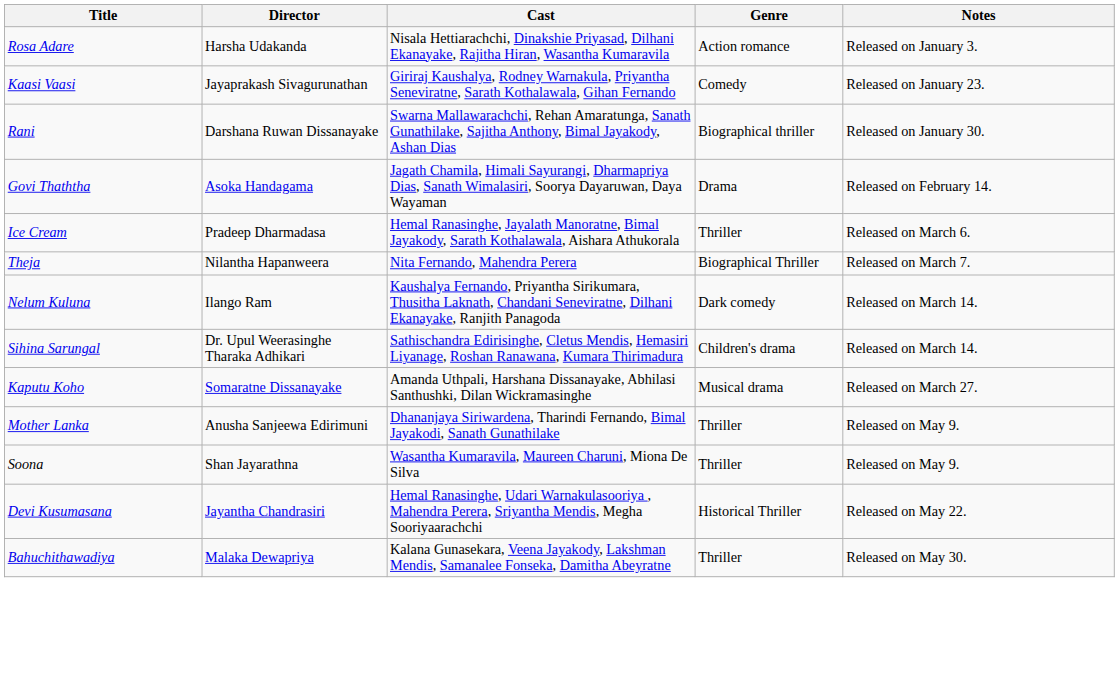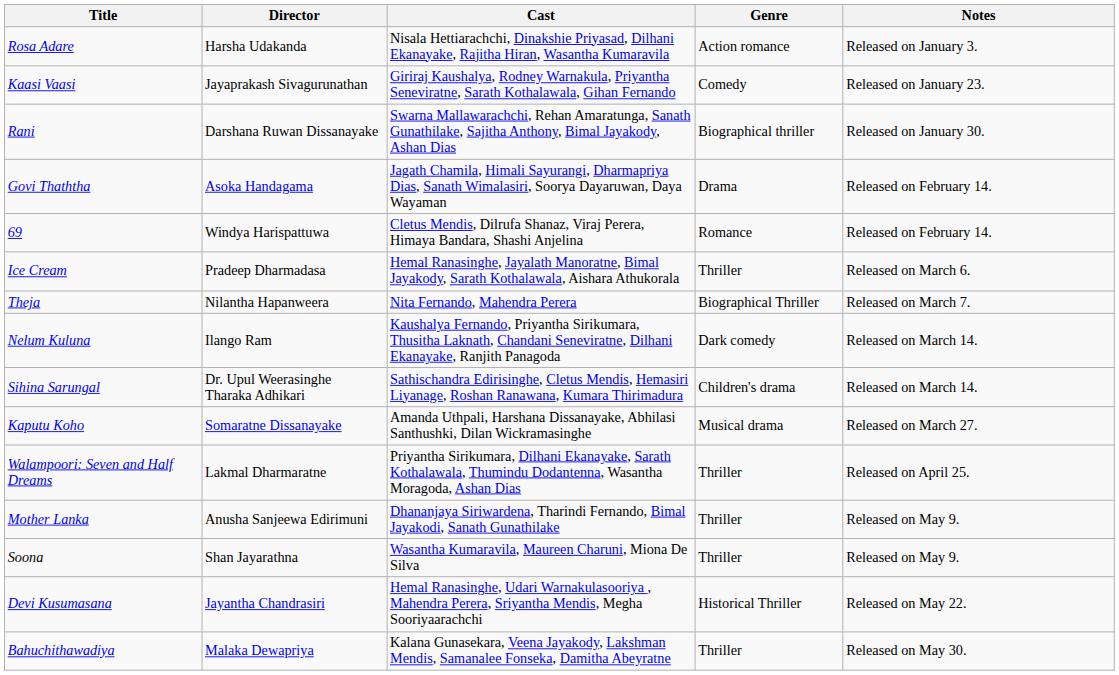+ row: (15, 232)
+ row: (90, 472)
